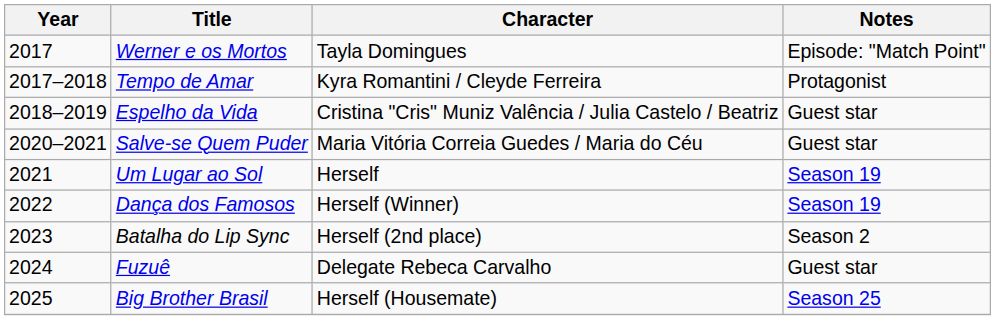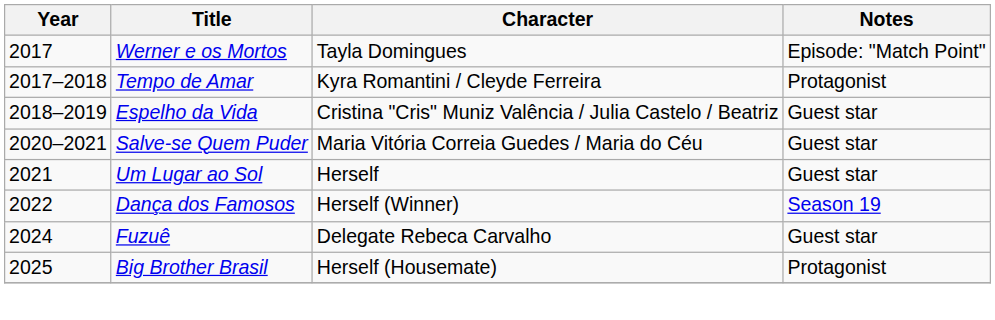(834, 174) Season 19 -> (832, 174) Guest star
- row: (203, 236)
(834, 298) Season 25 -> (837, 267) Protagonist
